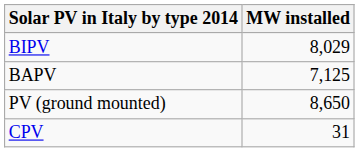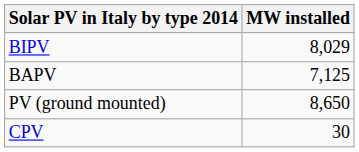(341, 132) 31 -> (341, 132) 30
